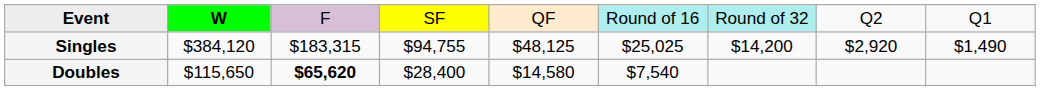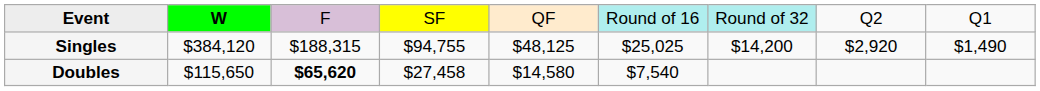(325, 46) $183,315 -> (325, 46) $188,315
(434, 73) $28,400 -> (434, 73) $27,458
